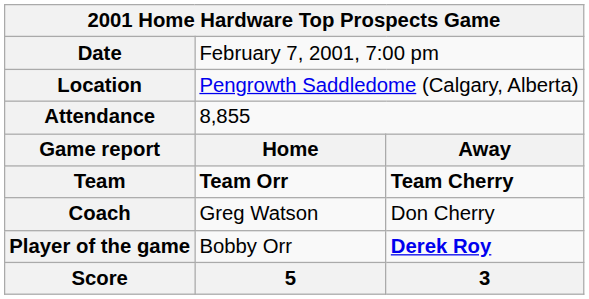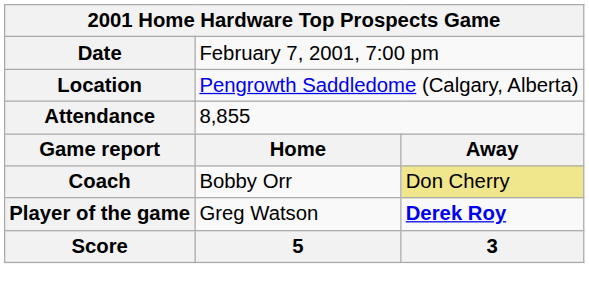- row: (100, 181)
(259, 213) Greg Watson -> (246, 181) Bobby Orr
(443, 213) no background -> (458, 181) khaki background
(246, 246) Bobby Orr -> (259, 213) Greg Watson
